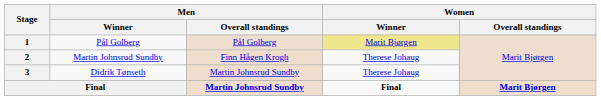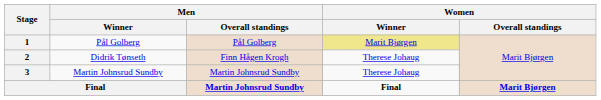(118, 57) Martin Johnsrud Sundby -> (118, 57) Didrik Tønseth
(118, 73) Didrik Tønseth -> (118, 73) Martin Johnsrud Sundby
